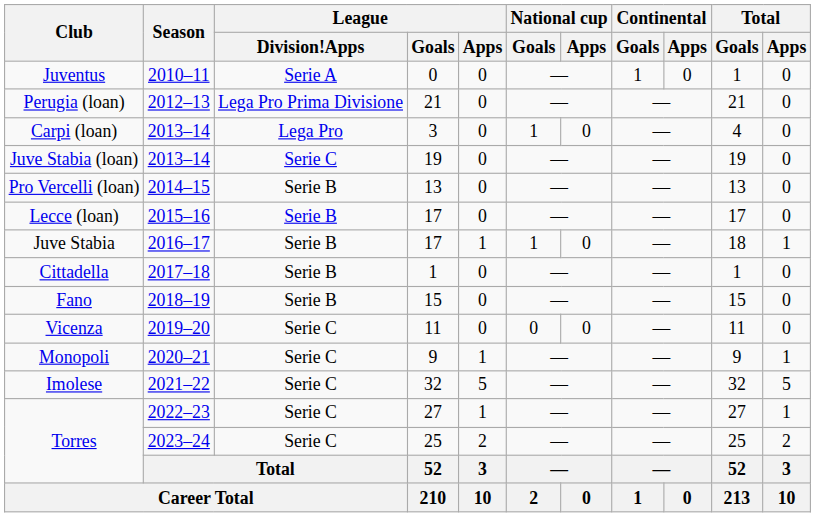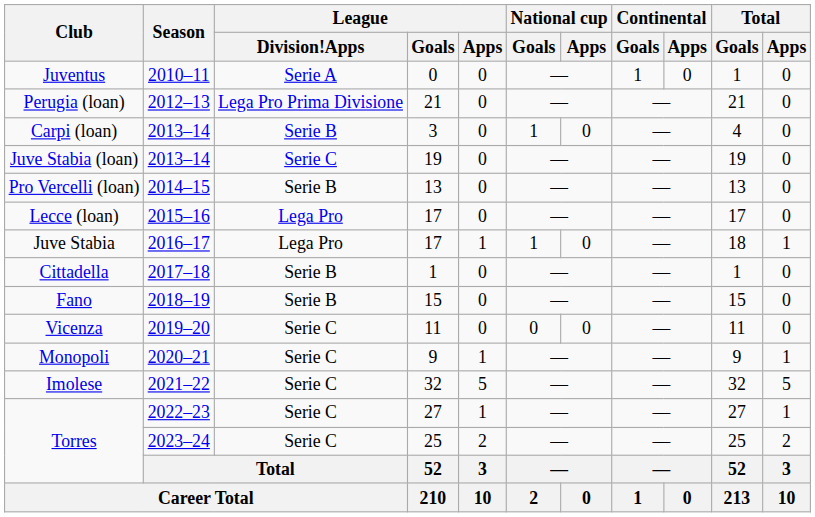(311, 131) Lega Pro -> (311, 131) Serie B
(311, 215) Serie B -> (311, 215) Lega Pro
(311, 243) Serie B -> (311, 243) Lega Pro
